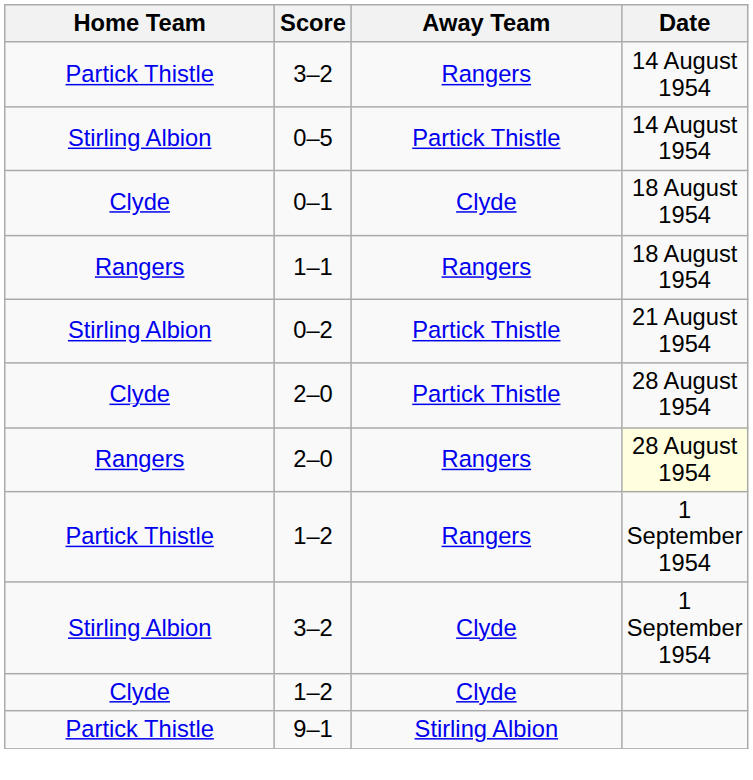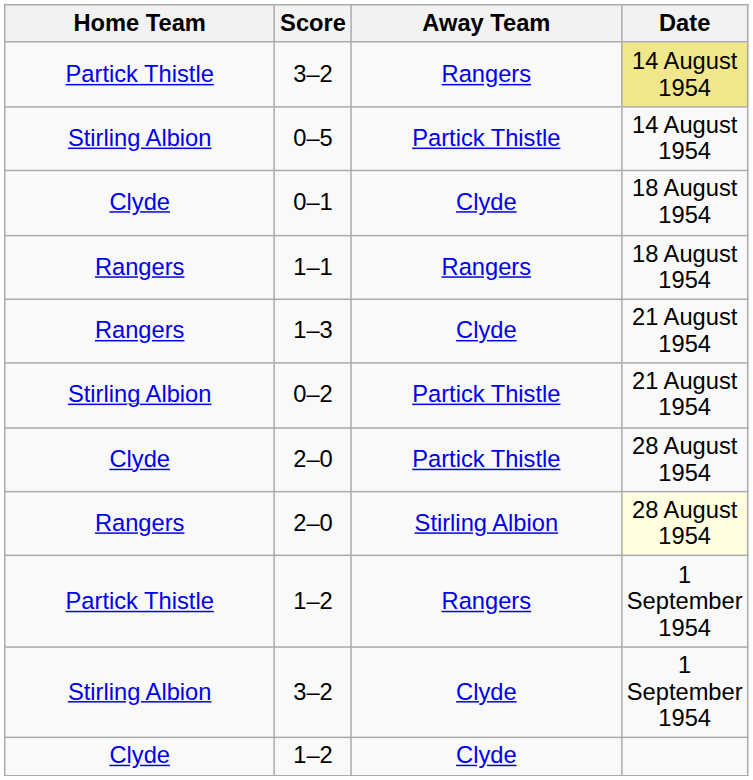(685, 74) no background -> (685, 74) khaki background
+ row: (140, 330)
(486, 459) Rangers -> (486, 523) Stirling Albion
- row: (140, 729)
